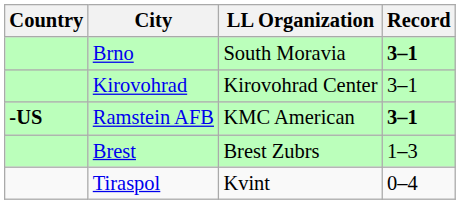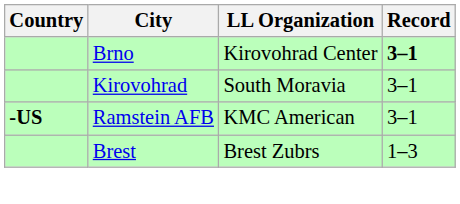(285, 53) South Moravia -> (300, 53) Kirovohrad Center
(300, 85) Kirovohrad Center -> (285, 85) South Moravia
(402, 118) bold -> (402, 118) normal
- row: (127, 183)
